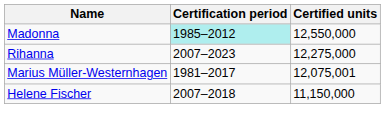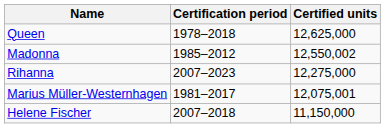+ row: (26, 34)
(204, 34) paleturquoise background -> (204, 53) no background
(324, 34) 12,550,000 -> (324, 53) 12,550,002
